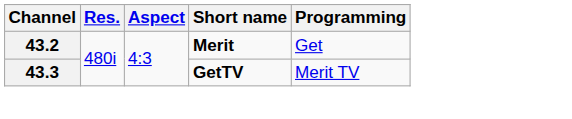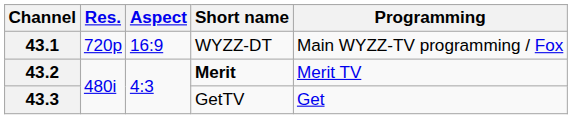+ row: (42, 45)
(309, 45) Get -> (329, 72) Merit TV
(218, 72) bold -> (220, 99) normal
(327, 72) Merit TV -> (311, 99) Get
